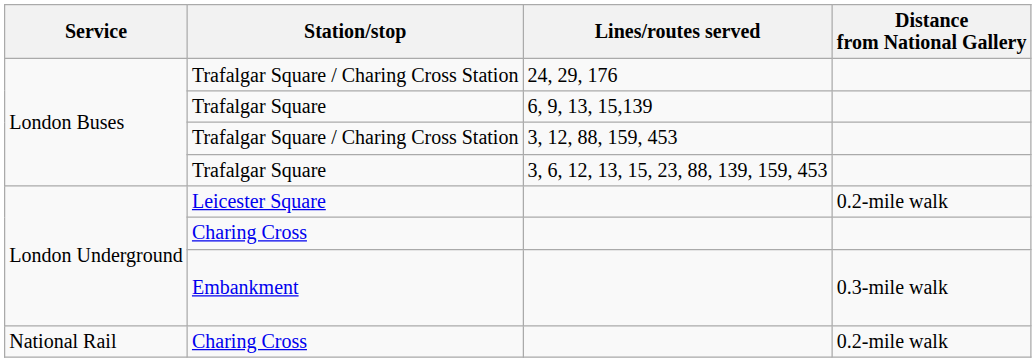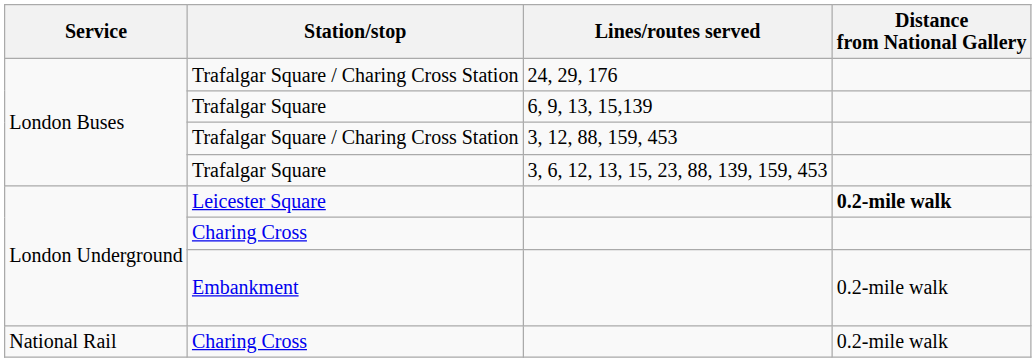(892, 201) normal -> (894, 201) bold
(892, 287) 0.3-mile walk -> (892, 287) 0.2-mile walk
